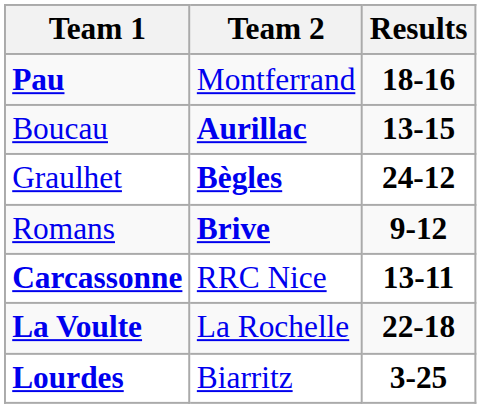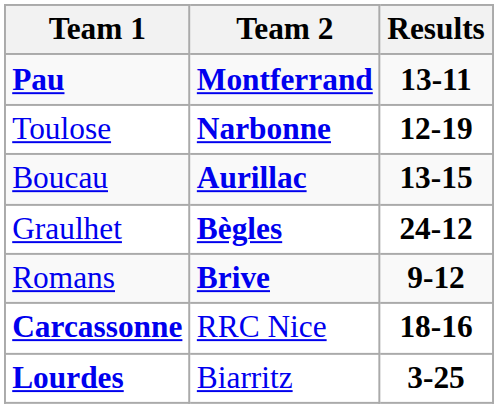(276, 79) normal -> (285, 79) bold
(419, 79) 18-16 -> (436, 79) 13-11
+ row: (62, 128)
(419, 278) 13-11 -> (436, 327) 18-16
- row: (77, 327)
